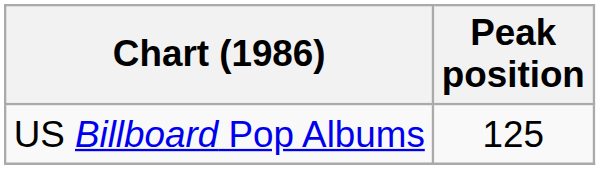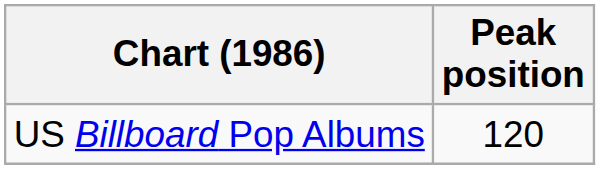(513, 133) 125 -> (513, 133) 120
